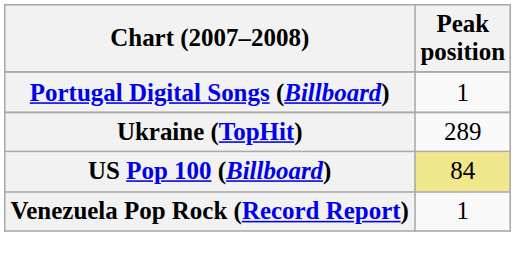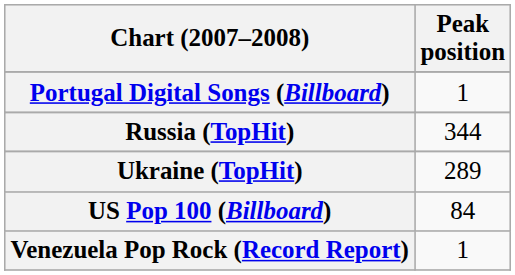+ row: (210, 131)
(463, 171) khaki background -> (463, 210) no background
